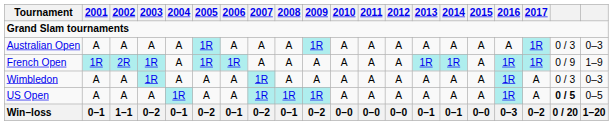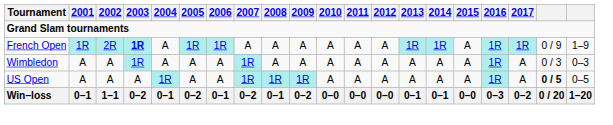- row: (43, 45)
(151, 62) normal -> (138, 45) bold
